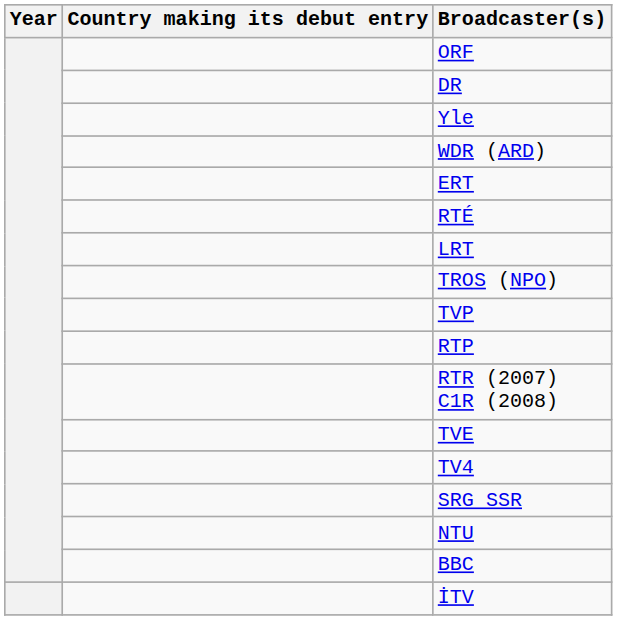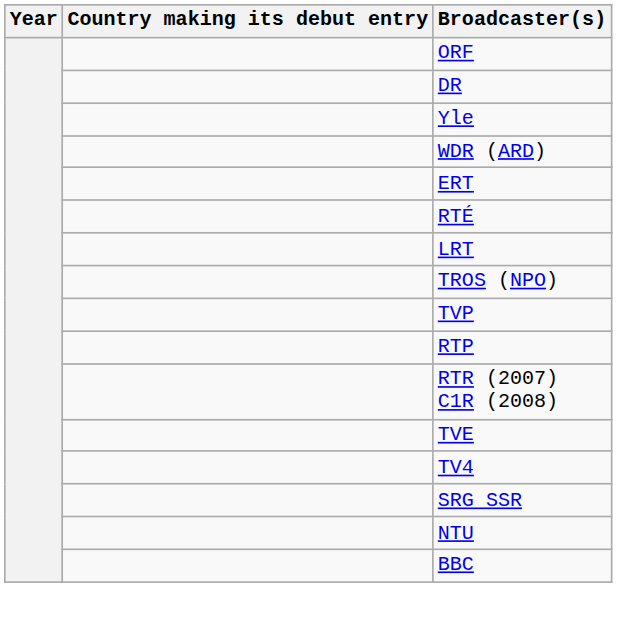- row: (456, 598)
